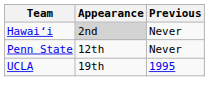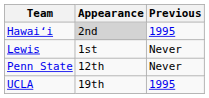(165, 31) Never -> (162, 31) 1995
+ row: (23, 49)
